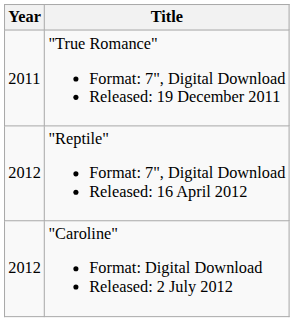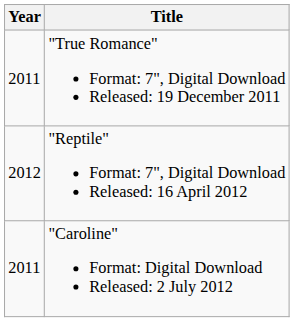(25, 268) 2012 -> (24, 268) 2011
